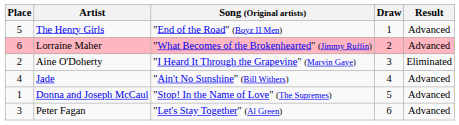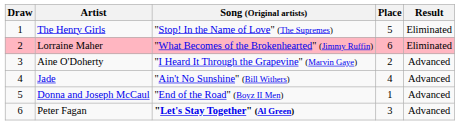columns swapped: (389, 12) <-> (19, 12)
(218, 29) "End of the Road" (Boyz II Men) -> (244, 29) "Stop! In the Name of Love" (The Supremes)
(429, 29) Advanced -> (429, 29) Eliminated
(429, 45) Advanced -> (429, 45) Eliminated
(429, 62) Eliminated -> (429, 62) Advanced
(242, 95) "Stop! In the Name of Love" (The Supremes) -> (219, 95) "End of the Road" (Boyz II Men)
(218, 111) normal -> (224, 111) bold
